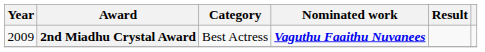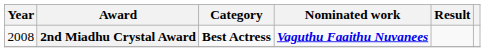(21, 36) 2009 -> (21, 36) 2008
(235, 36) normal -> (236, 36) bold
